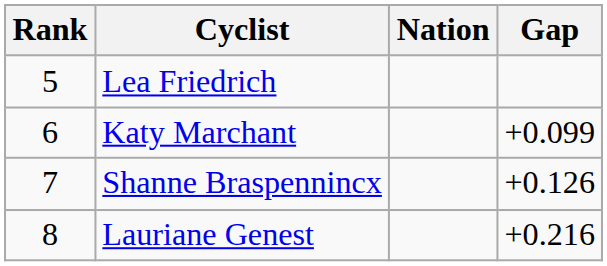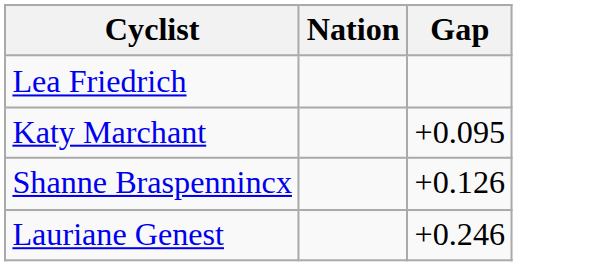- column: (50, 30)
(550, 132) +0.099 -> (460, 132) +0.095
(550, 234) +0.216 -> (460, 234) +0.246
